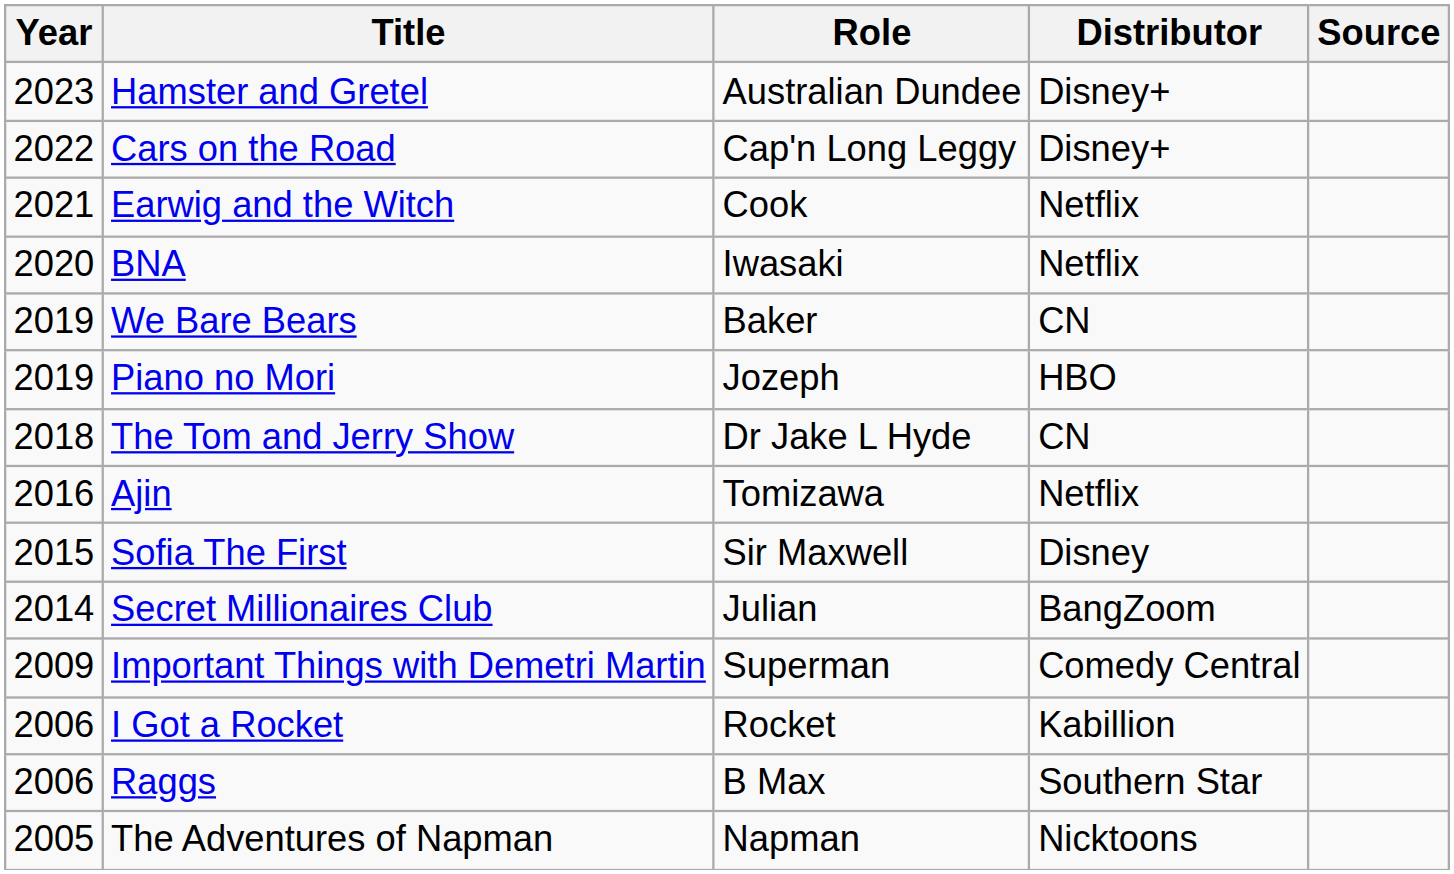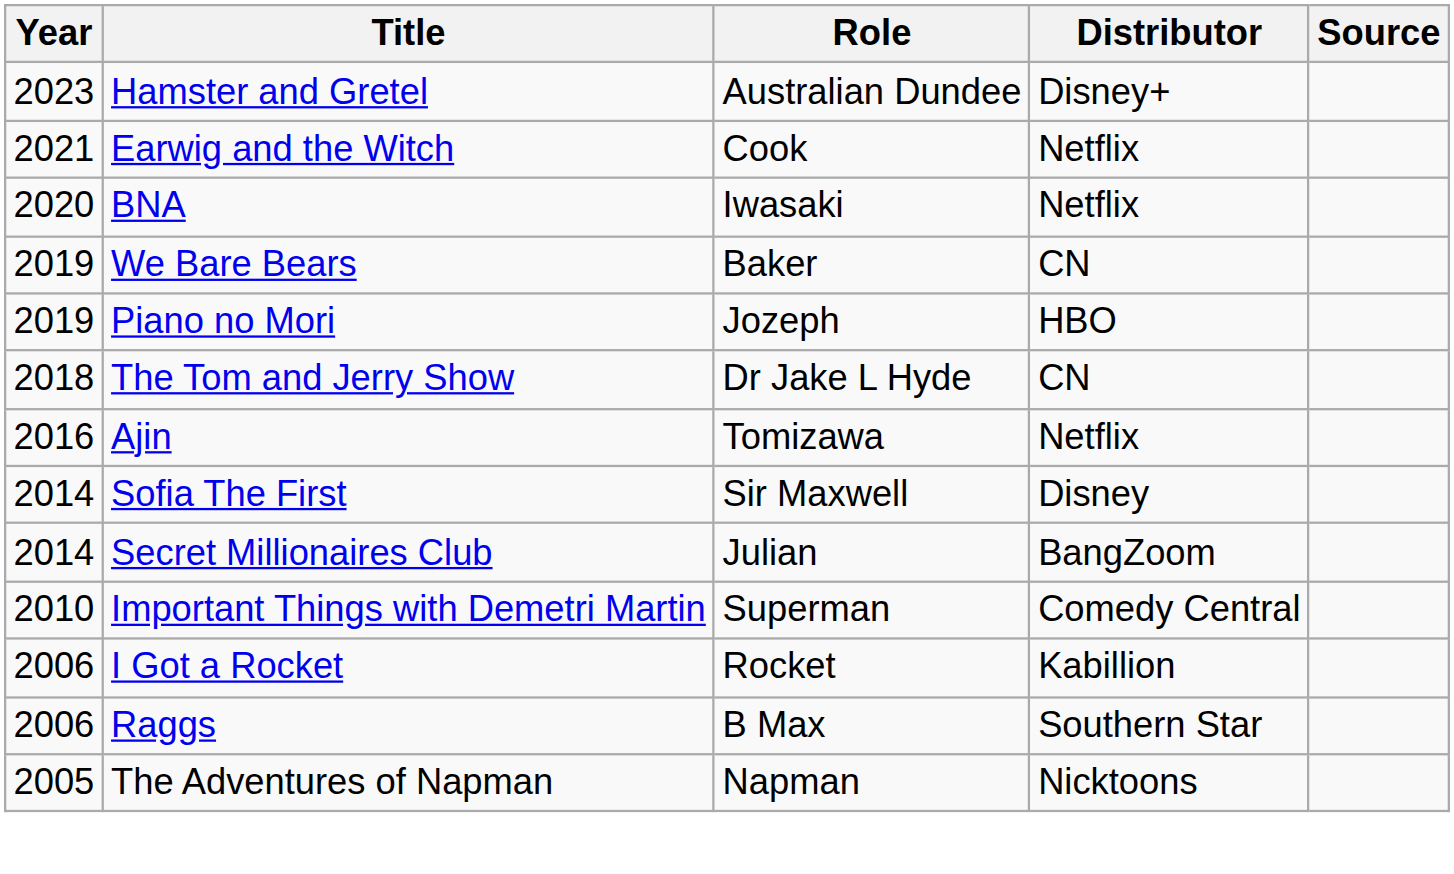- row: (253, 148)
(54, 551) 2015 -> (54, 494) 2014
(54, 666) 2009 -> (54, 609) 2010
